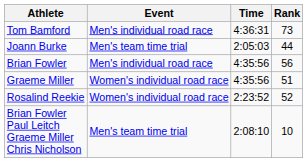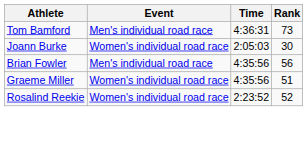(138, 47) Men's team time trial -> (159, 47) Women's individual road race
(287, 47) 44 -> (287, 47) 30
- row: (44, 132)
